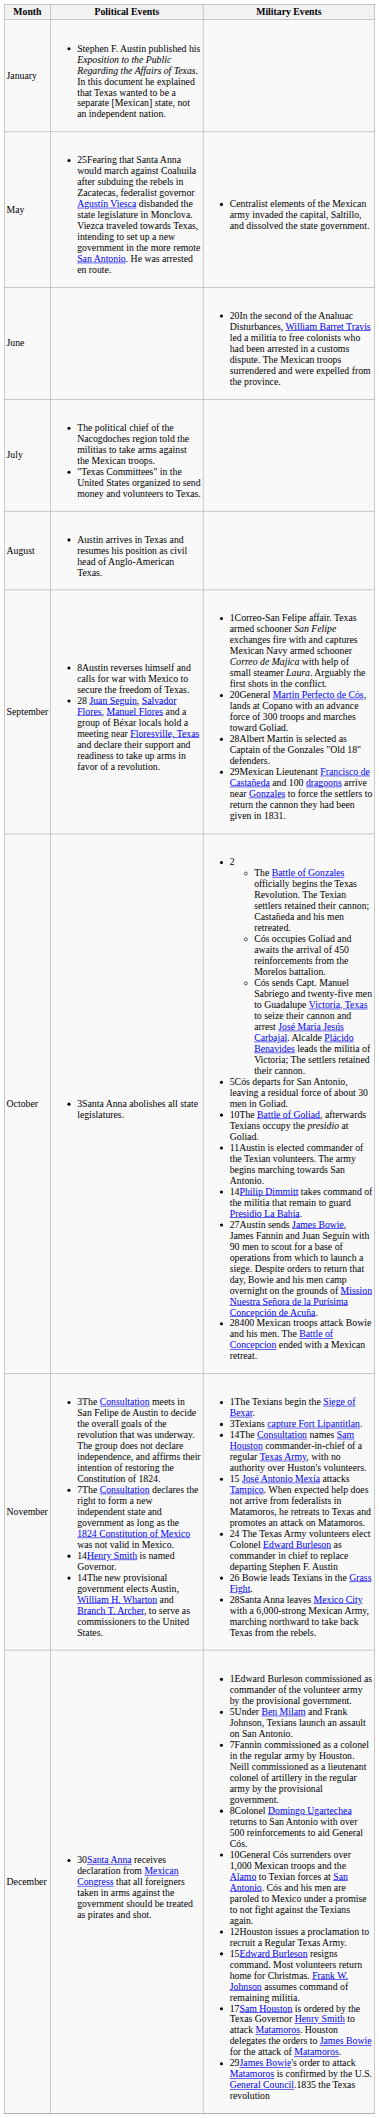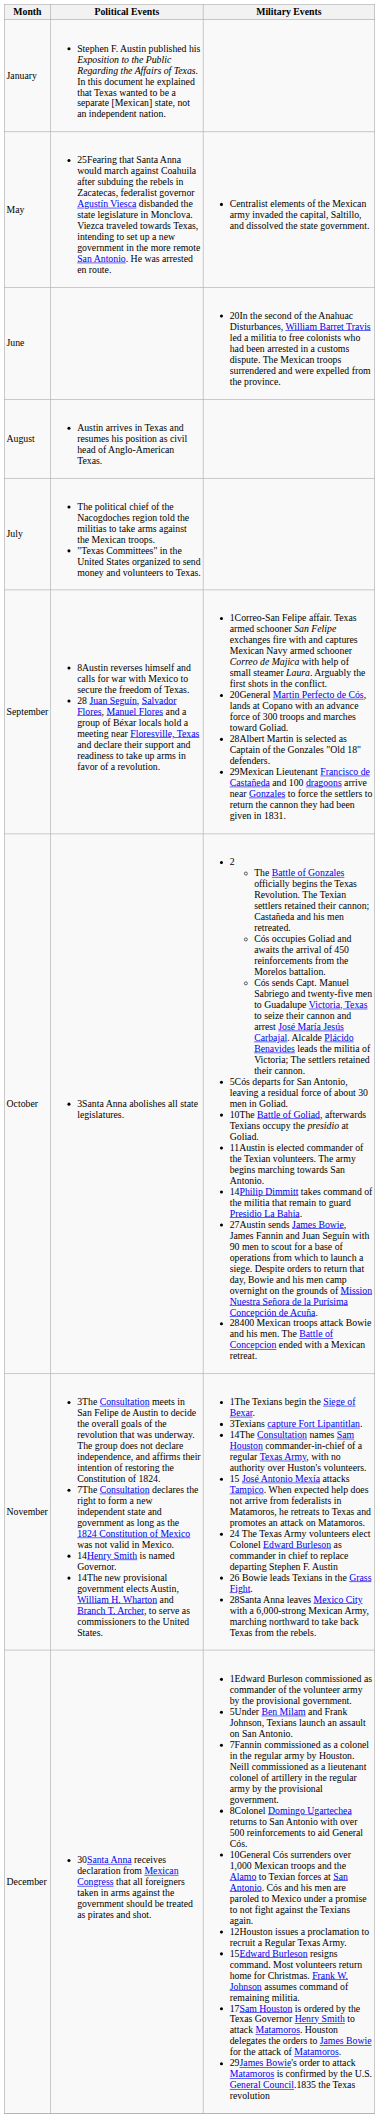rows swapped: (15, 455) <-> (21, 550)
